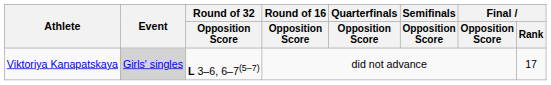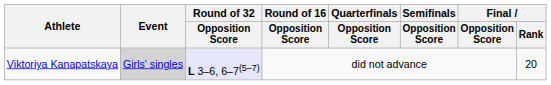(224, 70) no background -> (224, 70) lavender background
(531, 64) 17 -> (531, 64) 20
